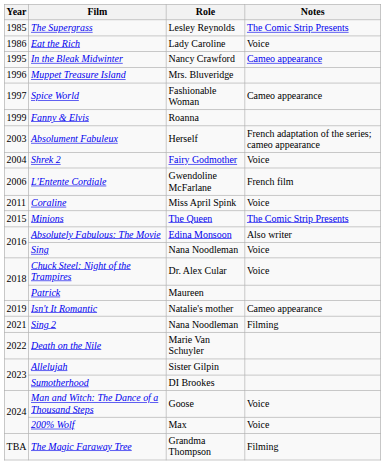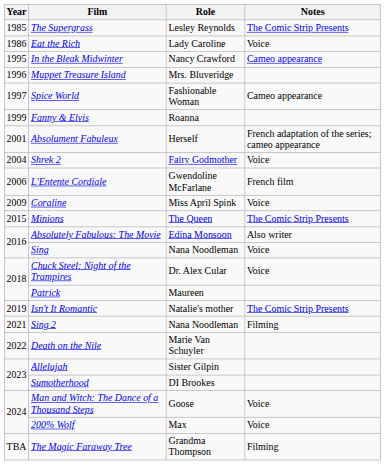(17, 139) 2003 -> (17, 139) 2001
(16, 203) 2011 -> (17, 203) 2009
(285, 308) Cameo appearance -> (298, 308) The Comic Strip Presents
